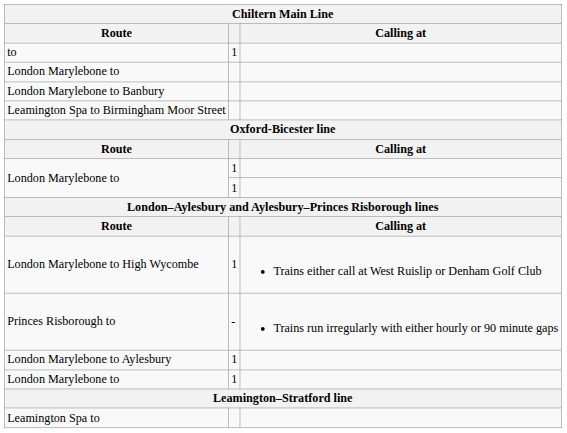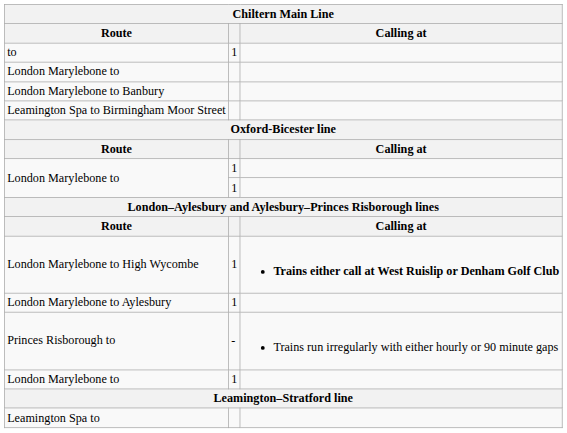(401, 271) normal -> (401, 271) bold
rows swapped: (61, 321) <-> (89, 360)
